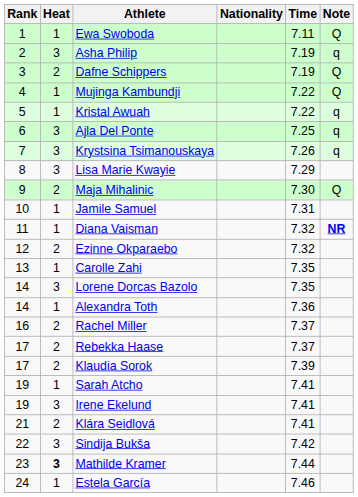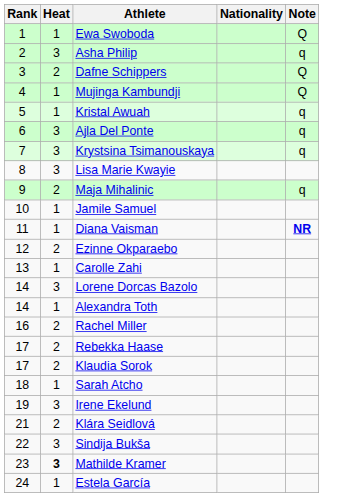- column: (303, 14)
(336, 190) Q -> (302, 190) q
(22, 385) 19 -> (22, 385) 18
